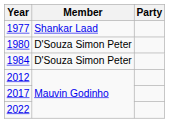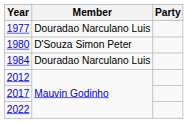(66, 28) Shankar Laad -> (92, 28) Douradao Narculano Luis
(83, 61) D'Souza Simon Peter -> (92, 61) Douradao Narculano Luis
